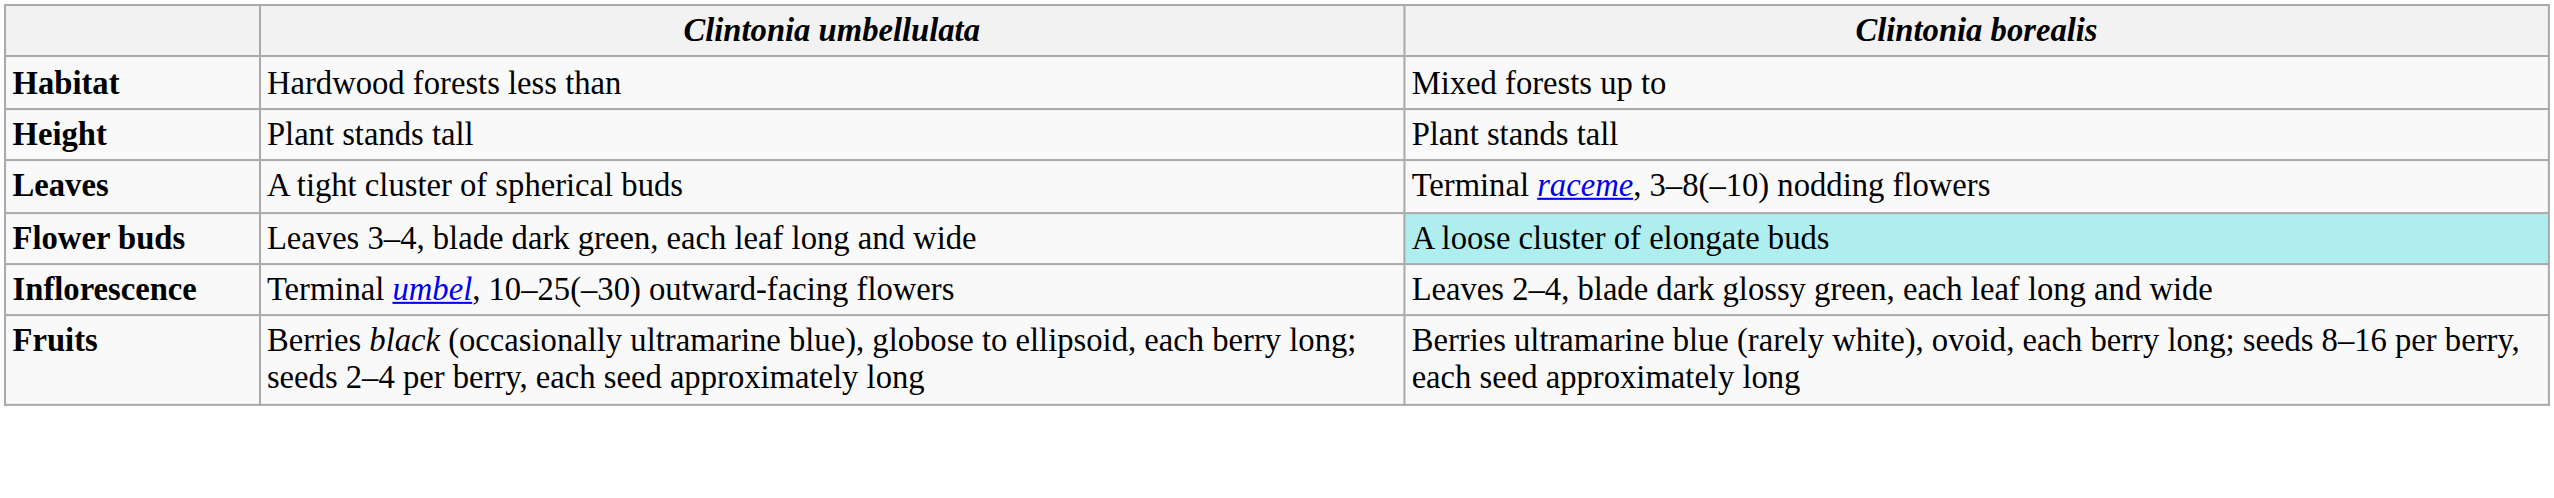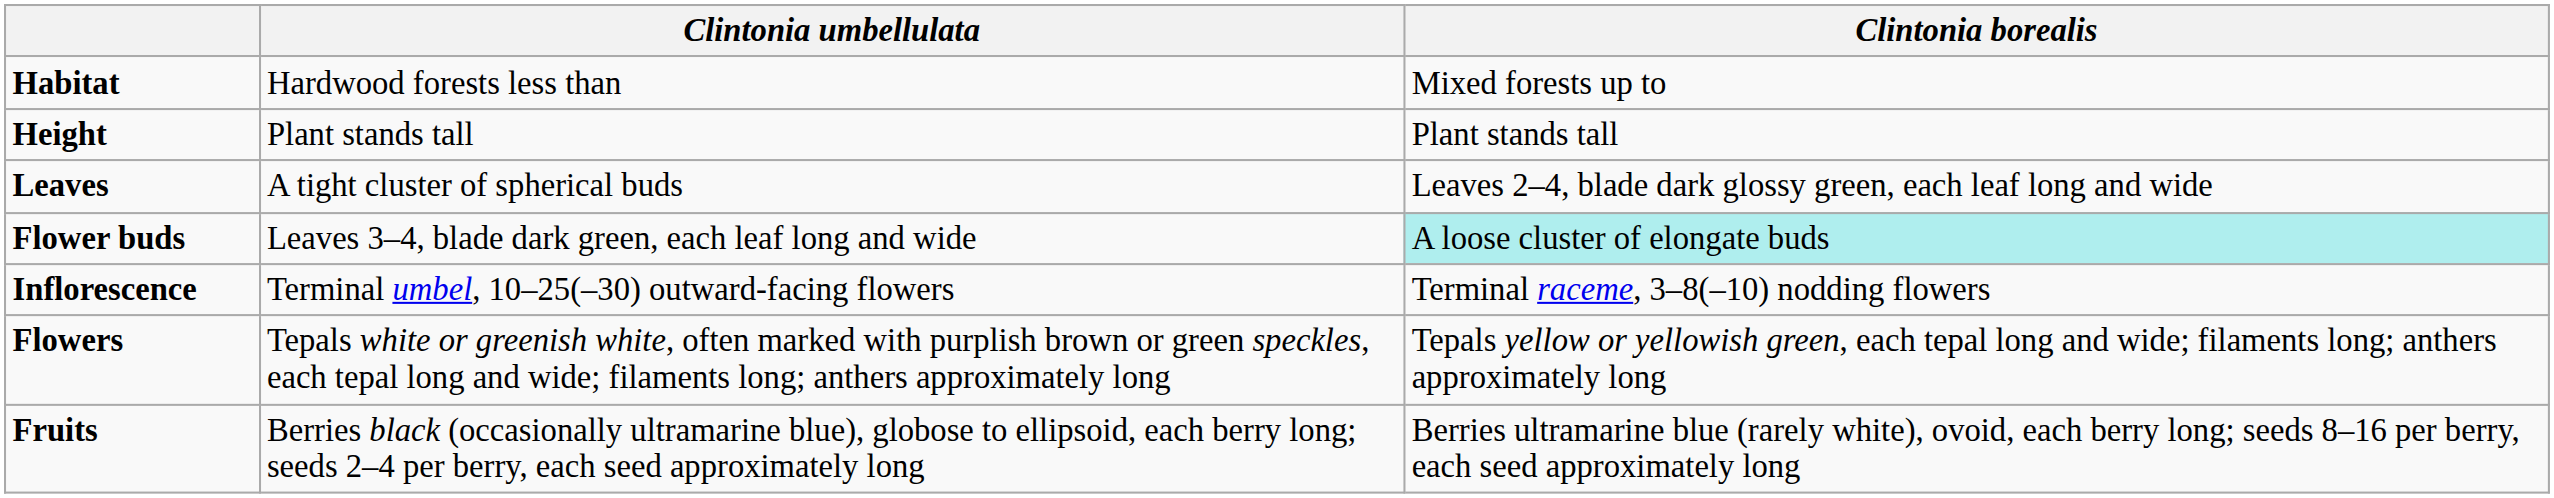(1701, 185) Terminal raceme, 3–8(–10) nodding flowers -> (1812, 185) Leaves 2–4, blade dark glossy green, each leaf long and wide
(1812, 289) Leaves 2–4, blade dark glossy green, each leaf long and wide -> (1701, 289) Terminal raceme, 3–8(–10) nodding flowers
+ row: (68, 340)
